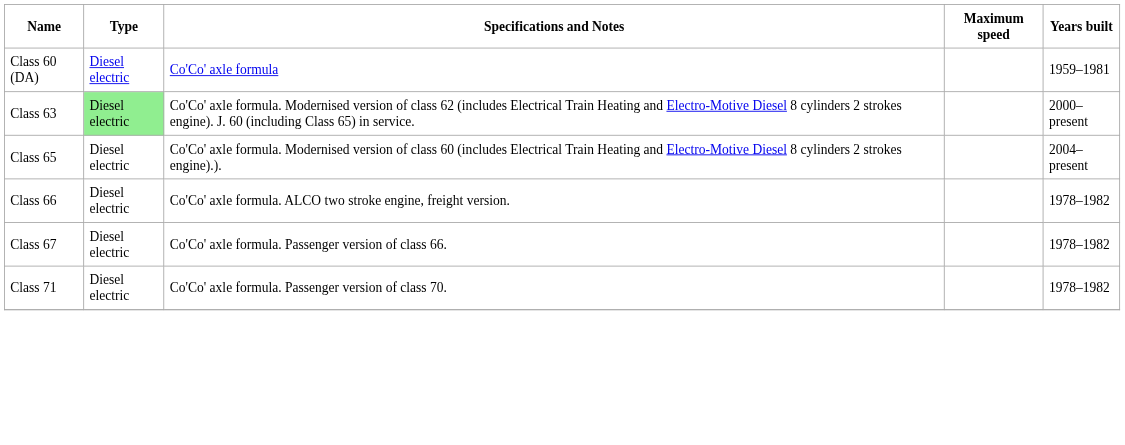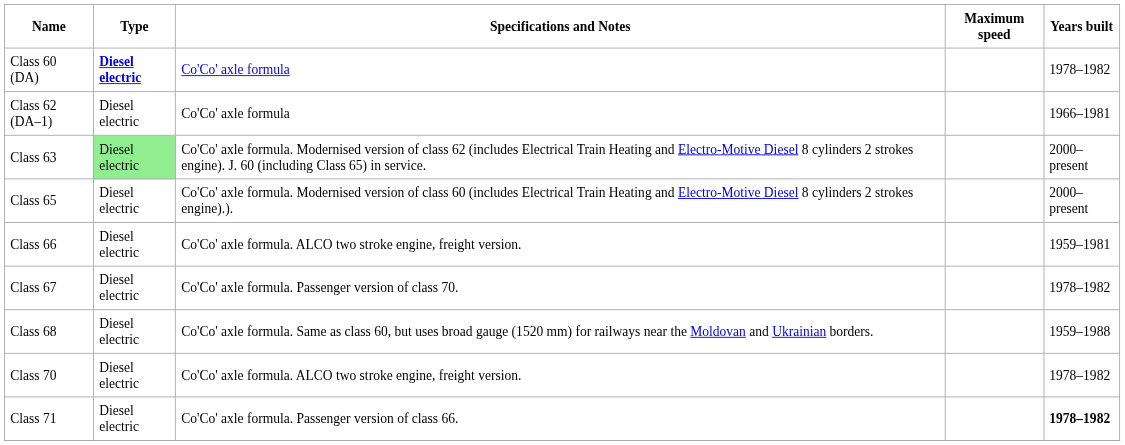(109, 69) normal -> (120, 69) bold
(1079, 69) 1959–1981 -> (1080, 69) 1978–1982
+ row: (33, 113)
(1068, 157) 2004–present -> (1069, 200) 2000–present
(1079, 200) 1978–1982 -> (1080, 244) 1959–1981
(308, 244) Co'Co' axle formula. Passenger version of class 66. -> (320, 287) Co'Co' axle formula. Passenger version of class 70.
+ row: (33, 331)
+ row: (33, 375)
(308, 287) Co'Co' axle formula. Passenger version of class 70. -> (320, 418) Co'Co' axle formula. Passenger version of class 66.
(1079, 287) normal -> (1080, 418) bold
